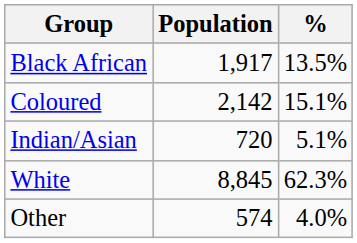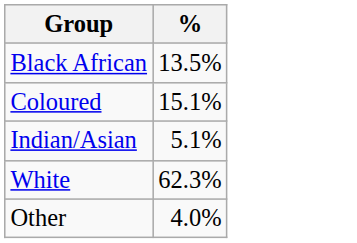- column: (215, 23)
